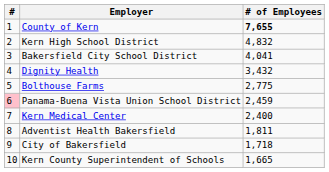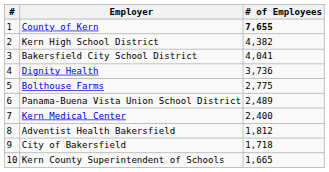(259, 41) 4,832 -> (259, 41) 4,382
(259, 71) 3,432 -> (259, 71) 3,736
(9, 101) pink background -> (9, 101) no background
(259, 101) 2,459 -> (259, 101) 2,489
(259, 130) 1,811 -> (259, 130) 1,812
